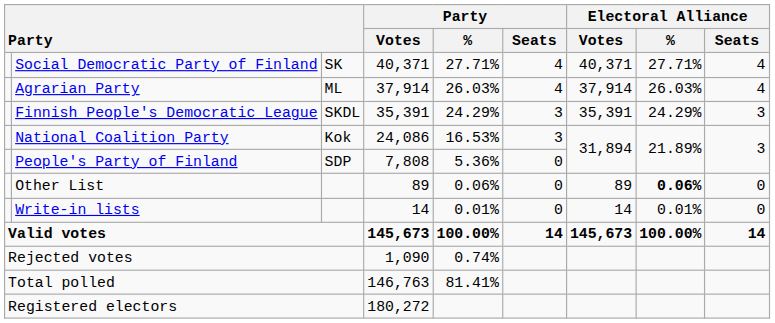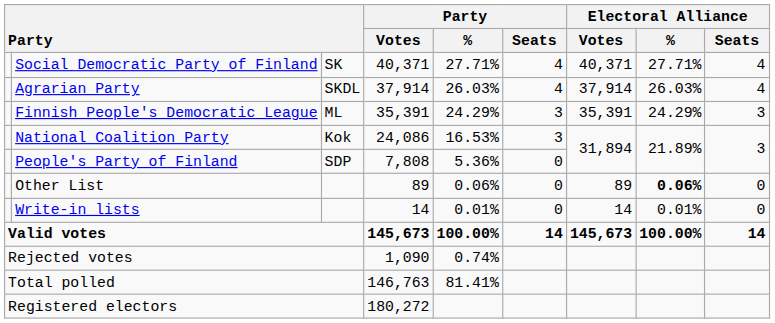(333, 89) ML -> (342, 89) SKDL
(342, 113) SKDL -> (333, 113) ML
